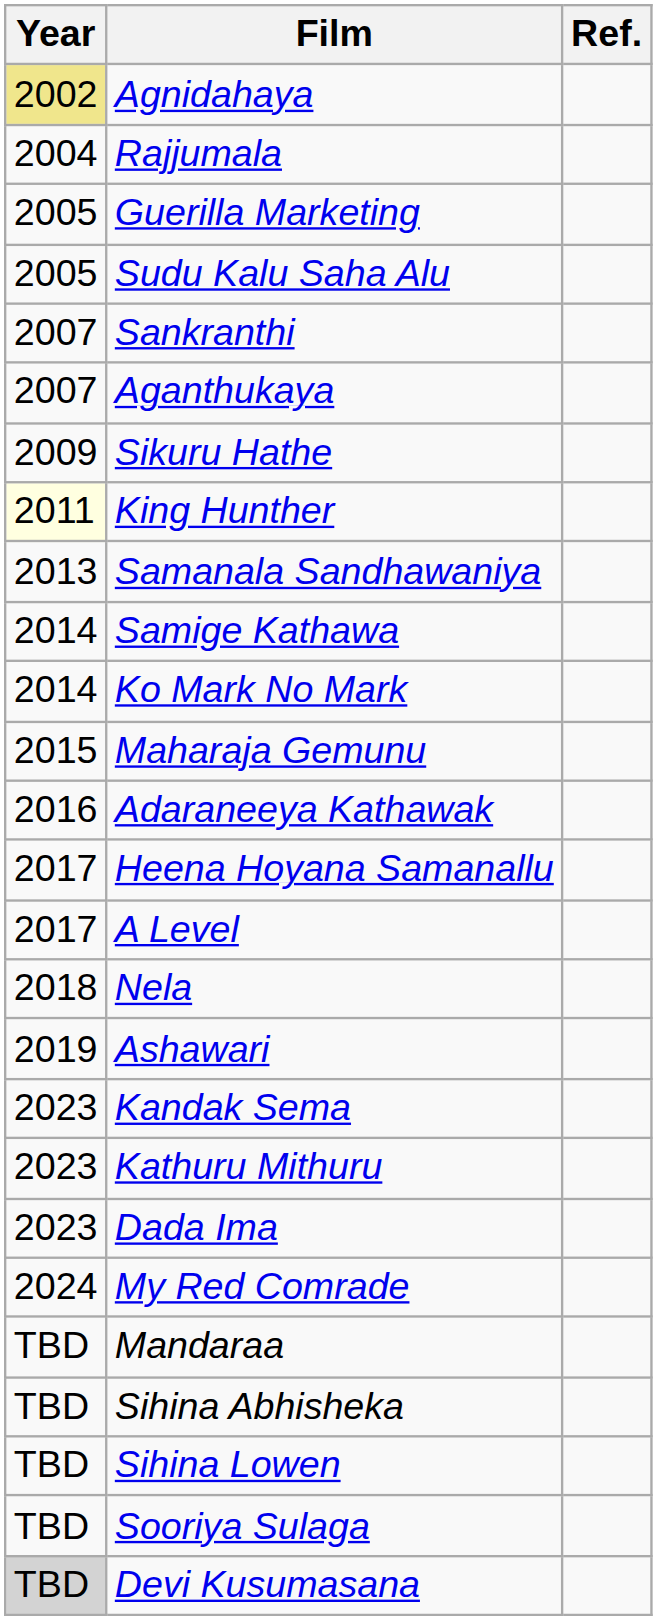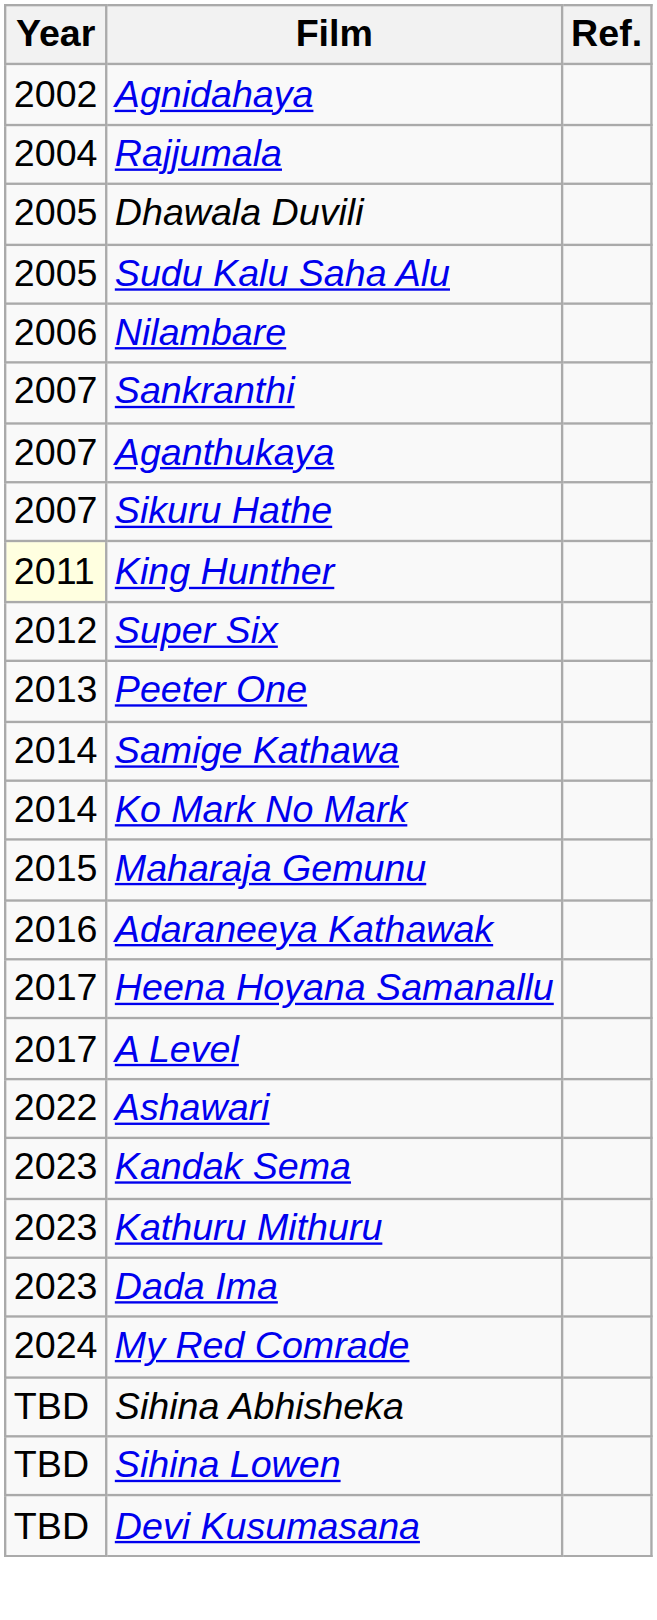(56, 93) khaki background -> (56, 93) no background
+ row: (239, 213)
- row: (267, 213)
+ row: (201, 332)
(56, 451) 2009 -> (56, 511) 2007
+ row: (196, 630)
- row: (328, 570)
+ row: (211, 690)
- row: (153, 988)
(56, 1048) 2019 -> (56, 1107) 2022
- row: (199, 1346)
- row: (242, 1525)
(51, 1584) lightgrey background -> (51, 1525) no background
